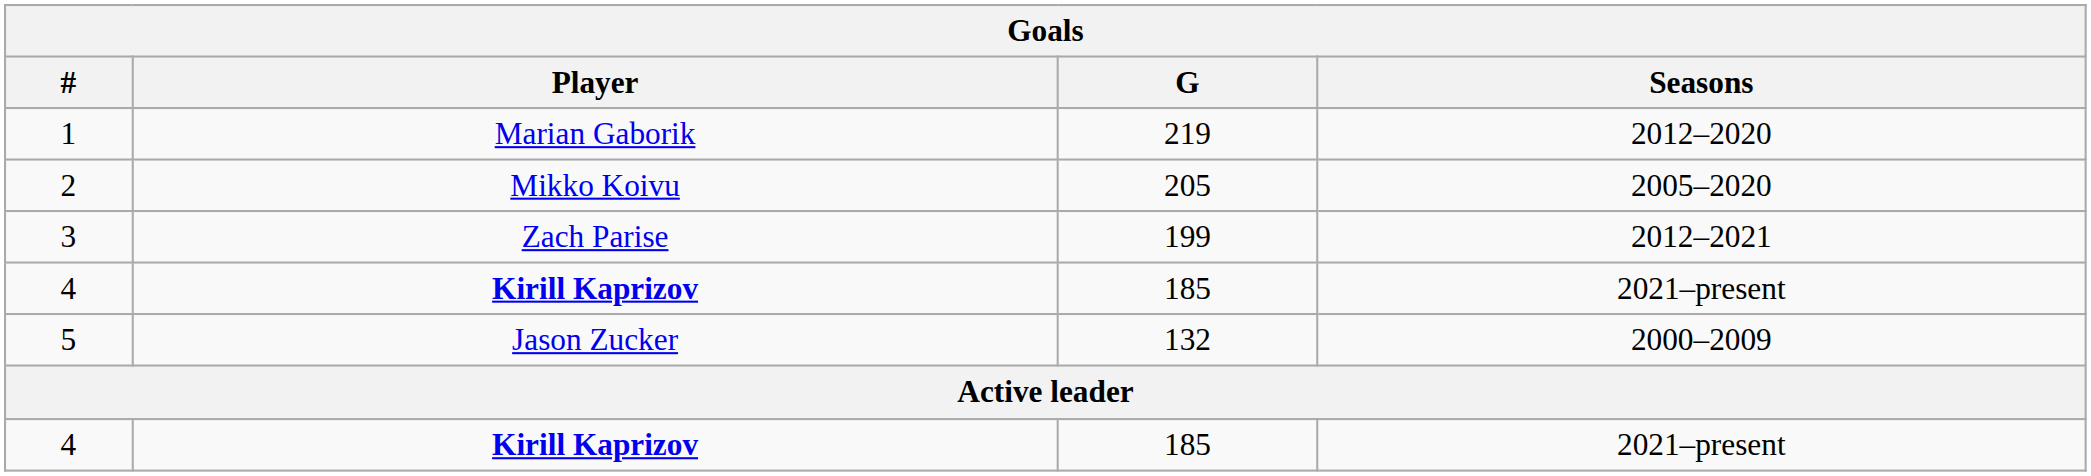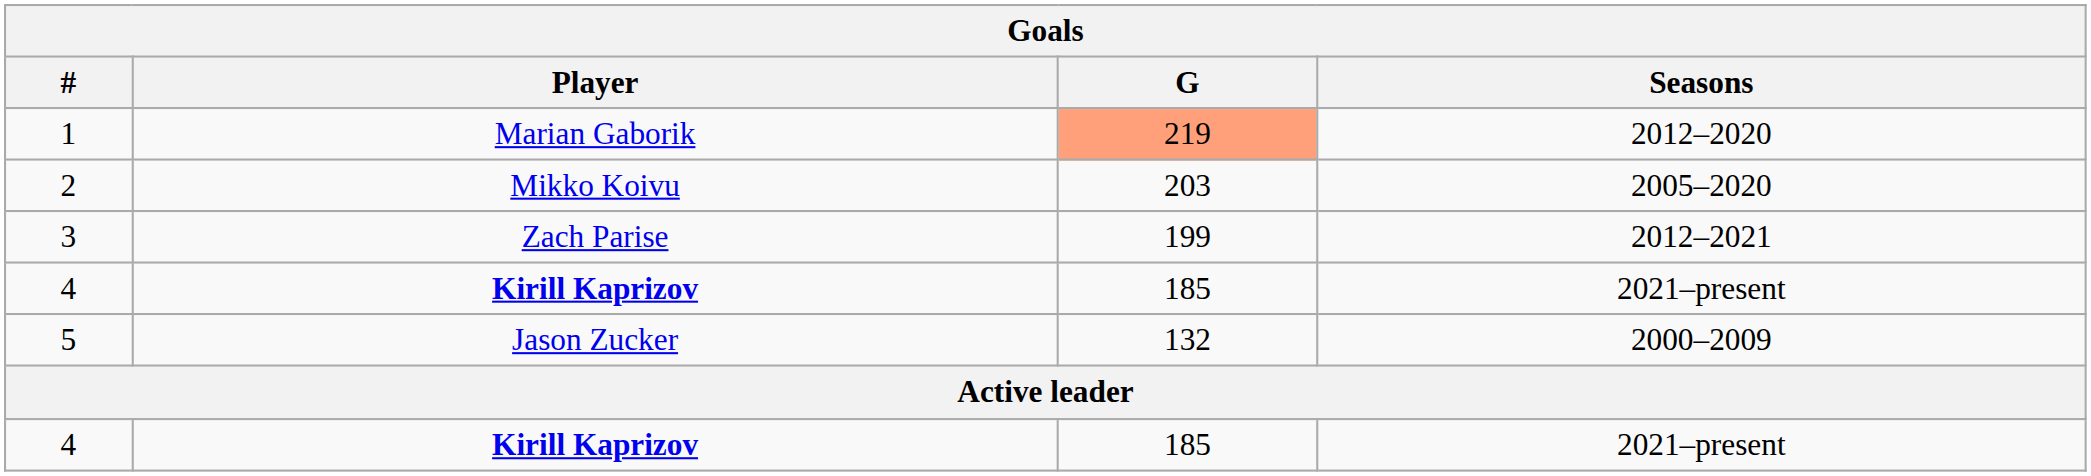(1187, 133) no background -> (1187, 133) lightsalmon background
(1187, 185) 205 -> (1187, 185) 203
